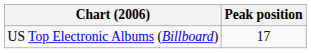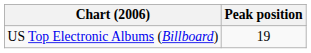(264, 36) 17 -> (264, 36) 19
